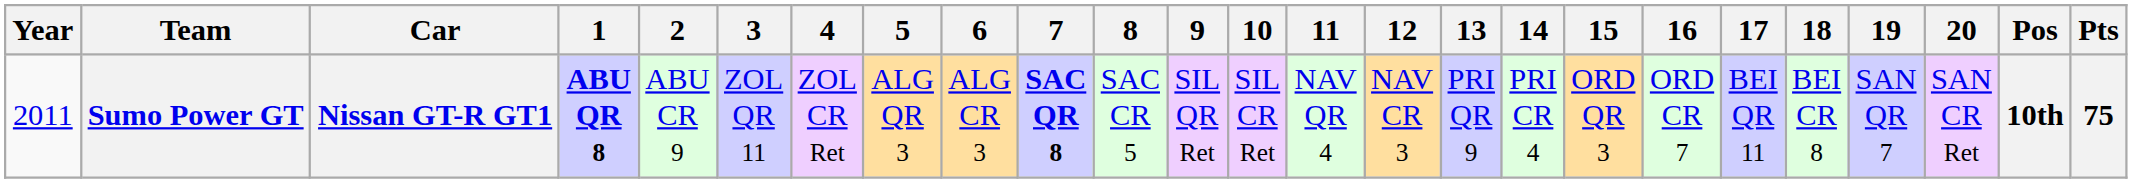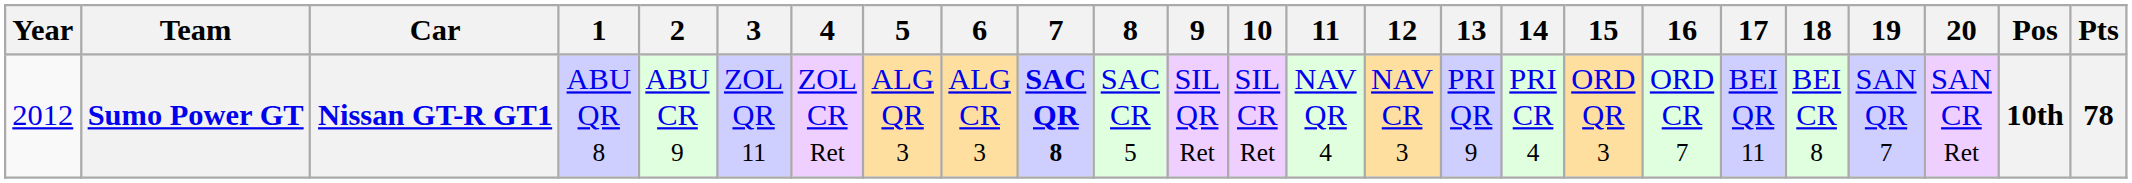(43, 115) 2011 -> (43, 115) 2012
(599, 115) bold -> (599, 114) normal
(2099, 115) 75 -> (2099, 115) 78
